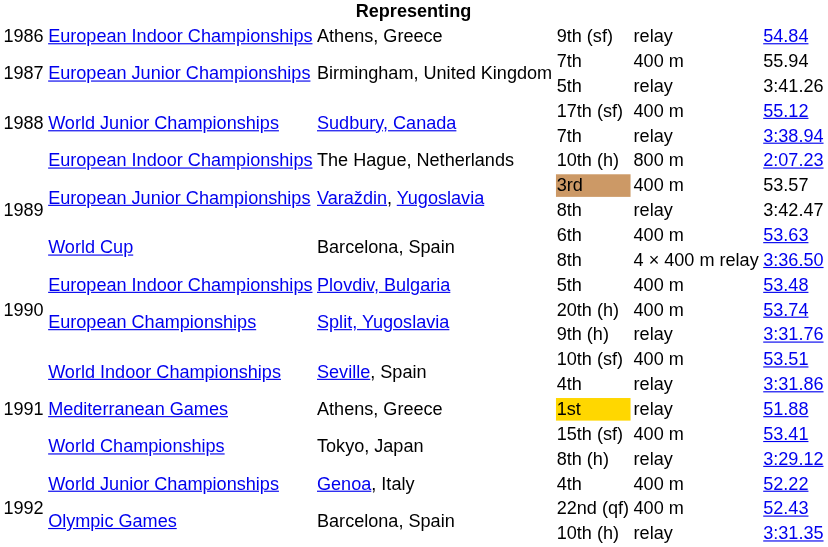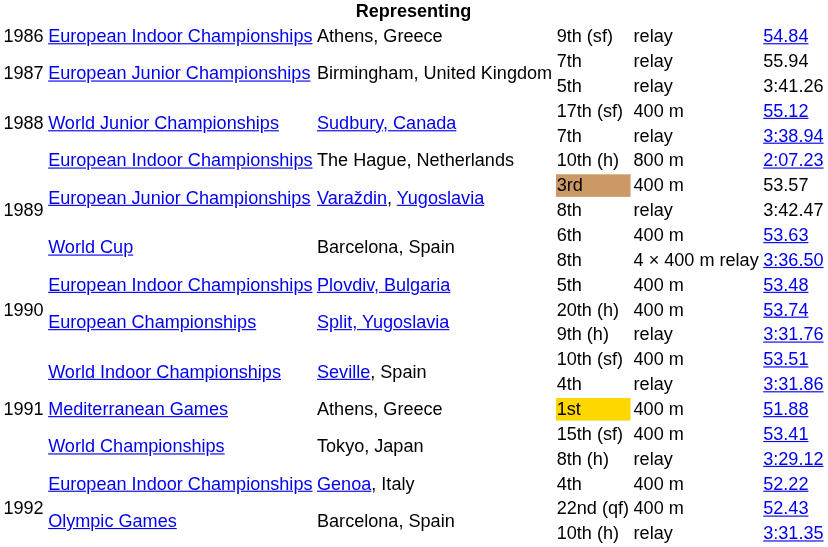(659, 61) 400 m -> (653, 61) relay
(653, 409) relay -> (659, 409) 400 m
(164, 483) World Junior Championships -> (180, 483) European Indoor Championships
